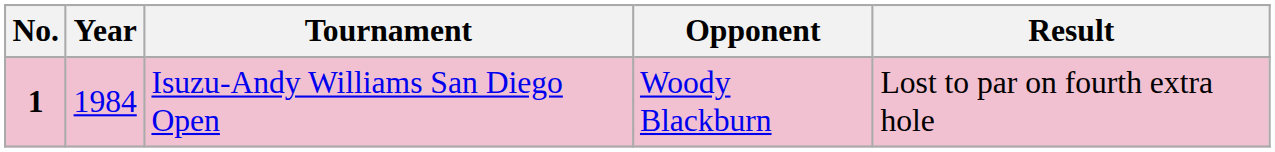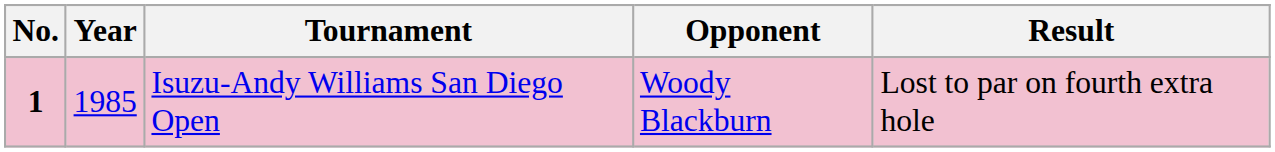(105, 101) 1984 -> (105, 101) 1985
